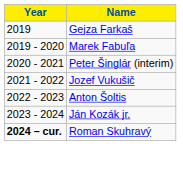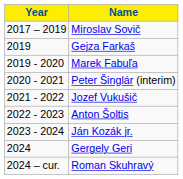+ row: (106, 30)
+ row: (102, 149)
(34, 132) bold -> (33, 166) normal
